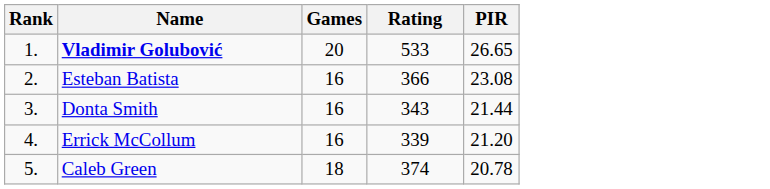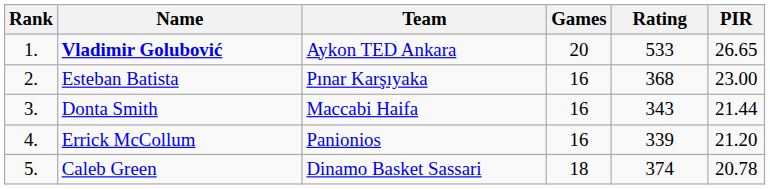+ column: (424, 19)
(415, 79) 366 -> (660, 79) 368
(492, 79) 23.08 -> (736, 79) 23.00
